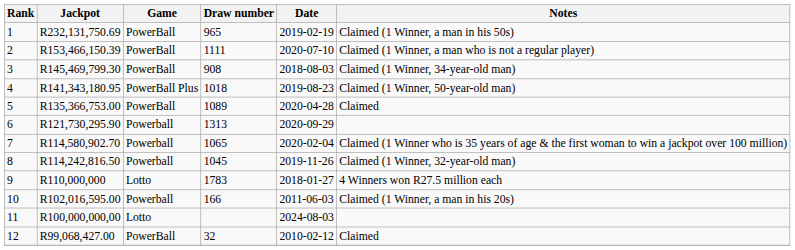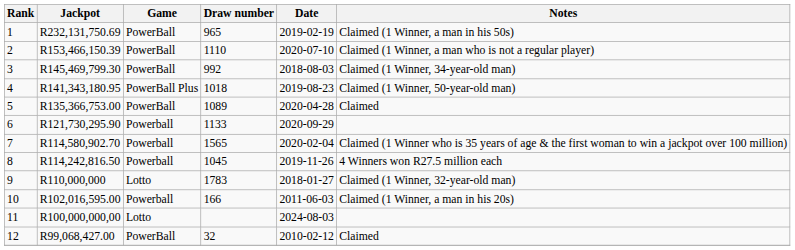(215, 50) 1111 -> (215, 50) 1110
(212, 69) 908 -> (212, 69) 992
(215, 124) 1313 -> (215, 124) 1133
(215, 143) 1065 -> (215, 143) 1565
(427, 161) Claimed (1 Winner, 32-year-old man) -> (421, 161) 4 Winners won R27.5 million each
(421, 180) 4 Winners won R27.5 million each -> (427, 180) Claimed (1 Winner, 32-year-old man)
